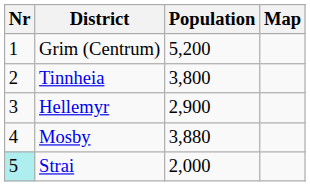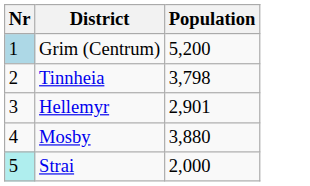- column: (282, 19)
(13, 48) no background -> (13, 48) lightblue background
(190, 78) 3,800 -> (190, 78) 3,798
(190, 107) 2,900 -> (190, 107) 2,901
